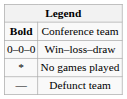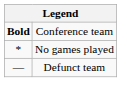- row: (80, 49)
